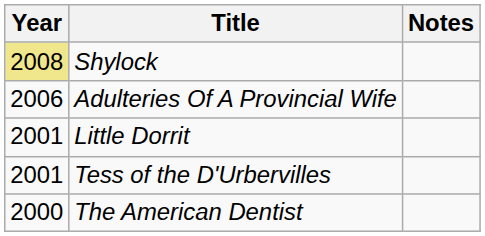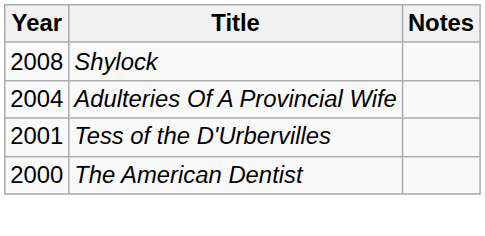(37, 61) khaki background -> (37, 61) no background
(37, 99) 2006 -> (37, 99) 2004
- row: (132, 136)
